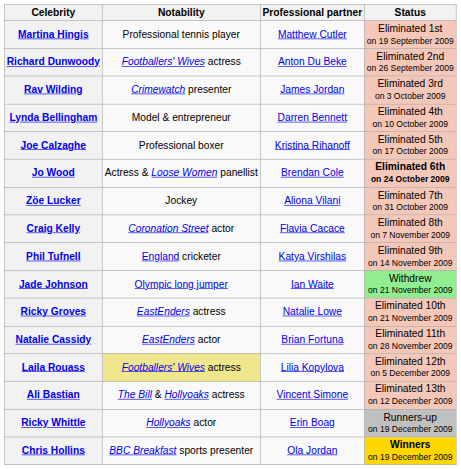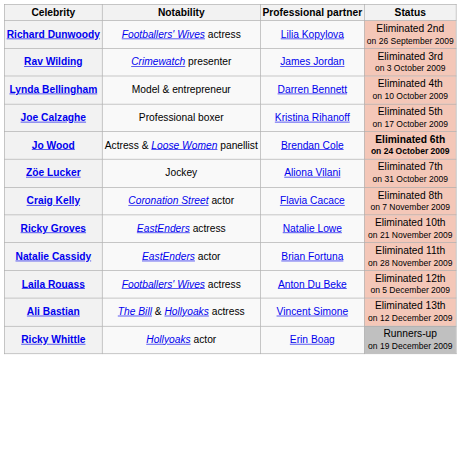- row: (53, 34)
(312, 62) Anton Du Beke -> (312, 34) Lilia Kopylova
- row: (53, 256)
- row: (53, 284)
(181, 367) khaki background -> (181, 284) no background
(312, 367) Lilia Kopylova -> (312, 284) Anton Du Beke
- row: (53, 451)
